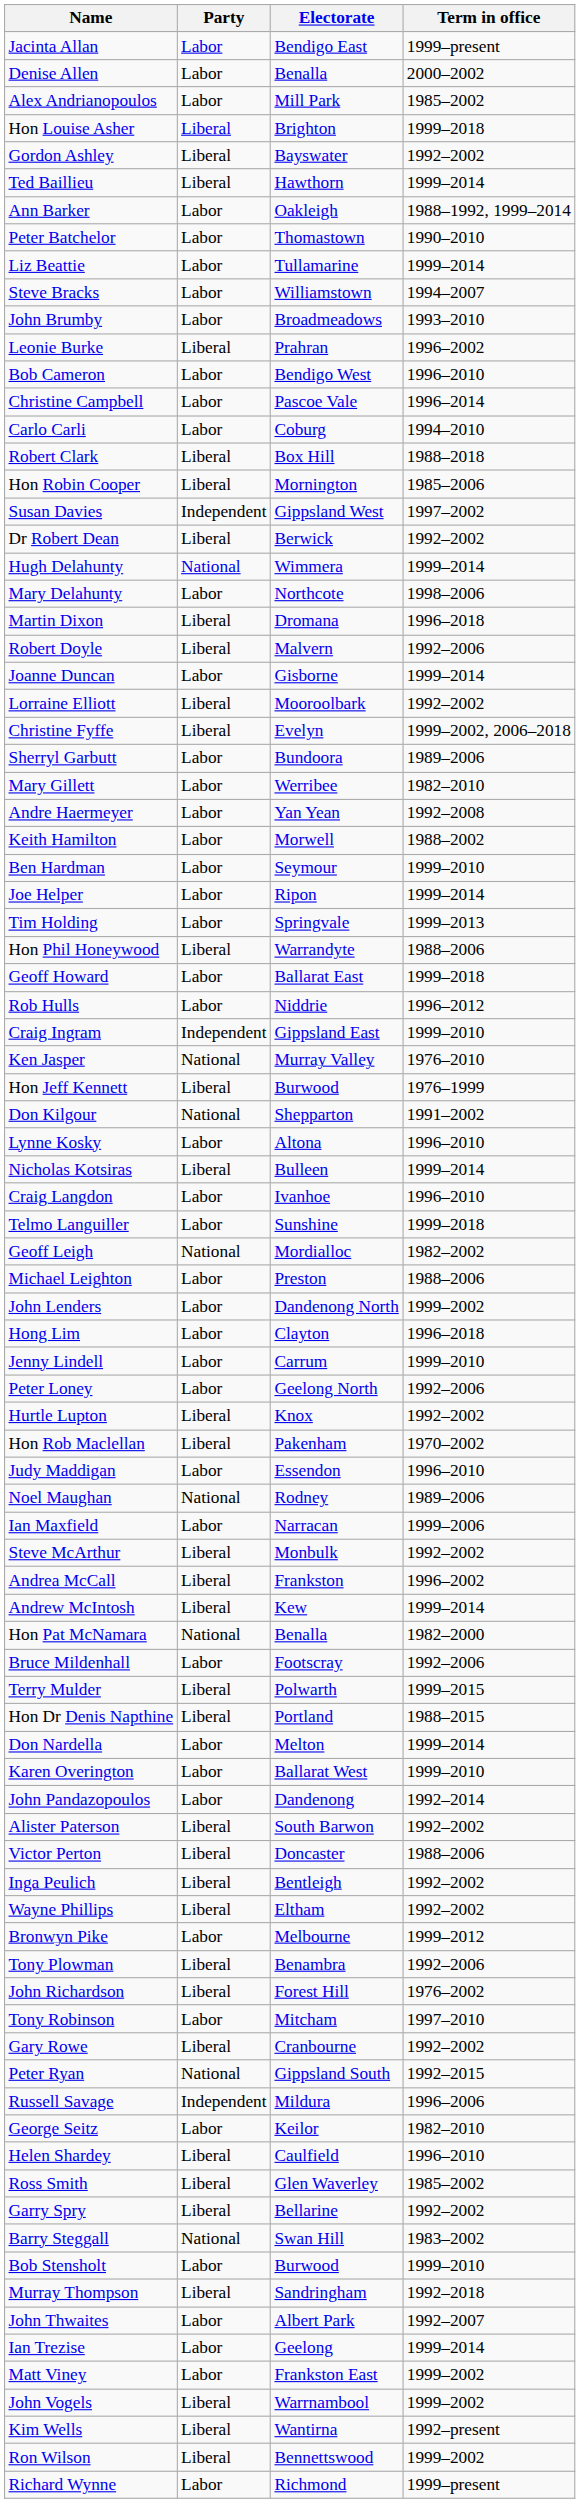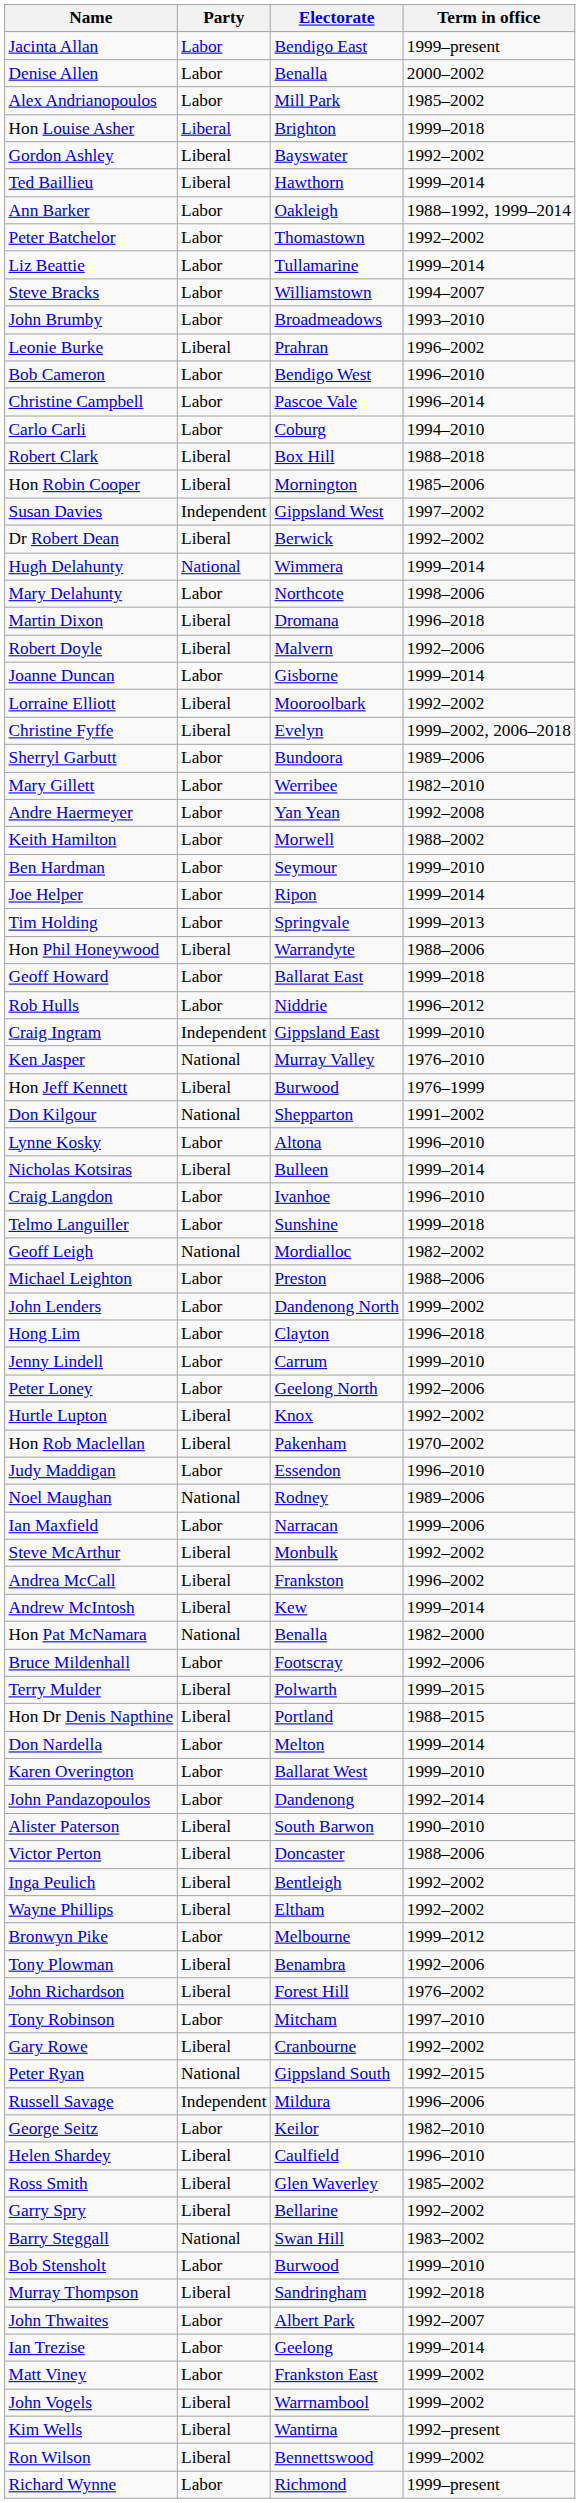(446, 237) 1990–2010 -> (446, 237) 1992–2002
(446, 1826) 1992–2002 -> (446, 1826) 1990–2010
